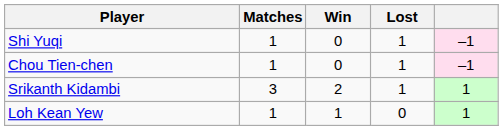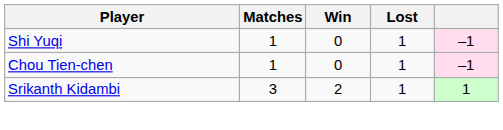- row: (55, 113)
